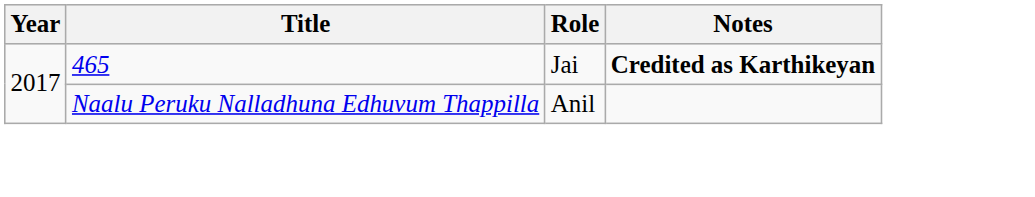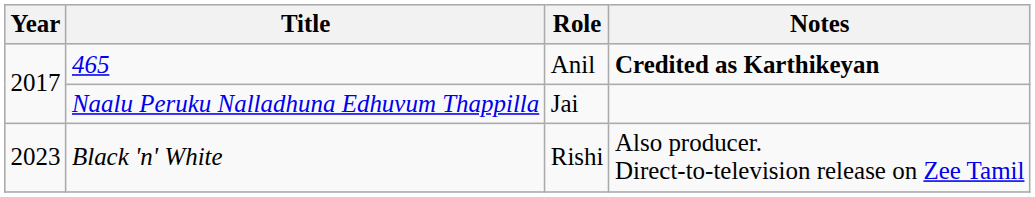(565, 63) Jai -> (573, 63) Anil
(573, 103) Anil -> (565, 103) Jai
+ row: (147, 157)
